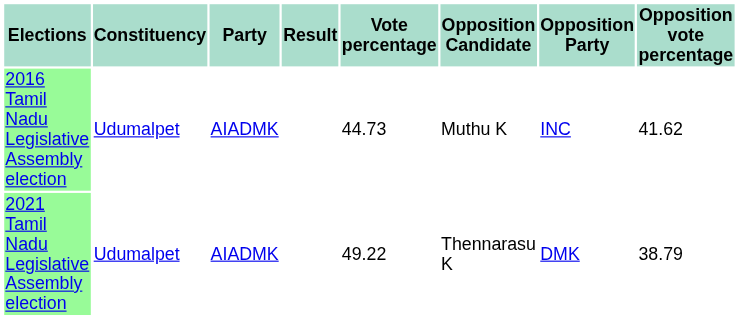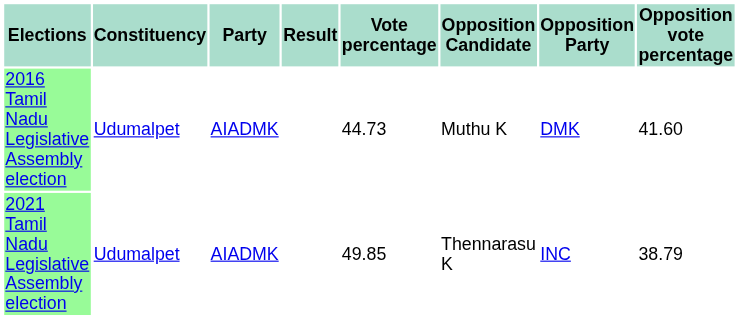(556, 129) INC -> (560, 129) DMK
(661, 129) 41.62 -> (661, 129) 41.60
(364, 253) 49.22 -> (364, 253) 49.85
(560, 253) DMK -> (556, 253) INC
